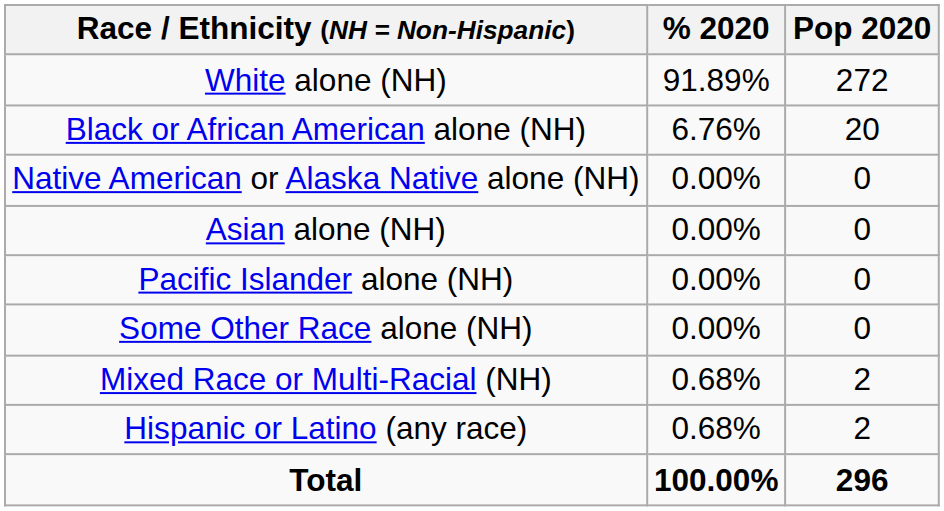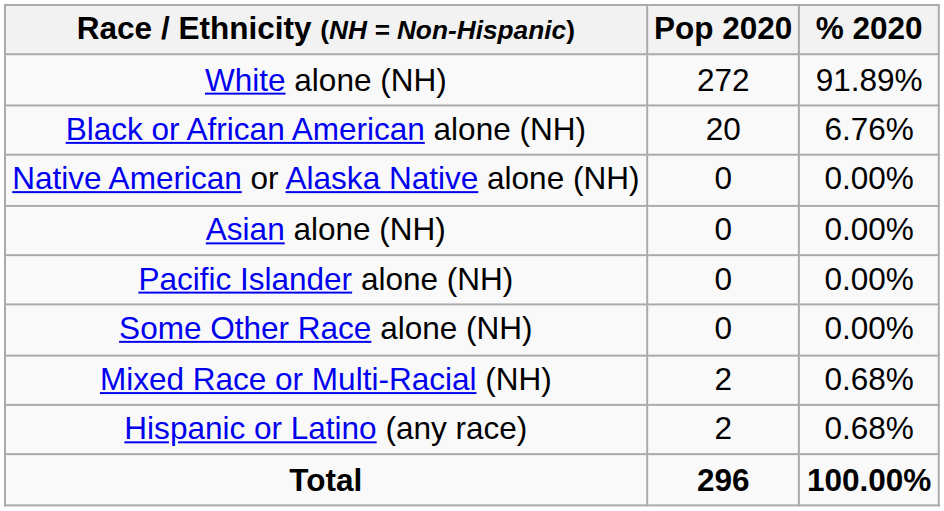columns swapped: (862, 29) <-> (716, 29)
